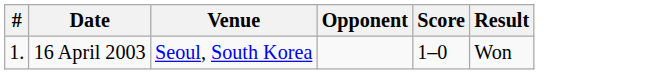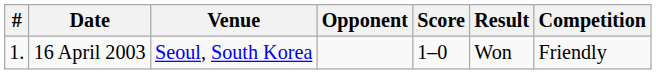+ column: (592, 20)
